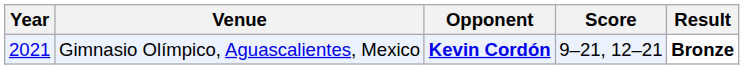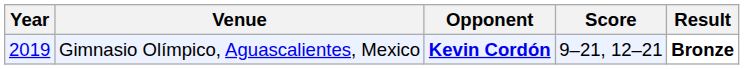(30, 49) 2021 -> (30, 49) 2019
